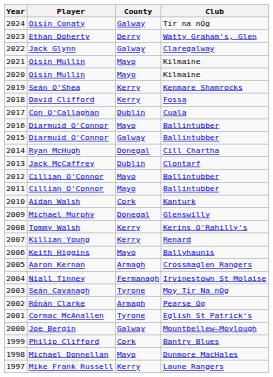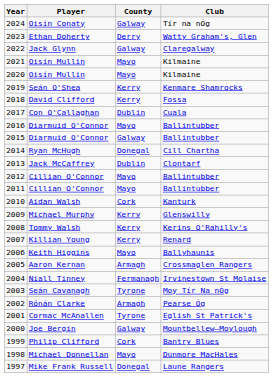(133, 214) Donegal -> (129, 214) Kerry
(129, 367) Kerry -> (133, 367) Donegal
